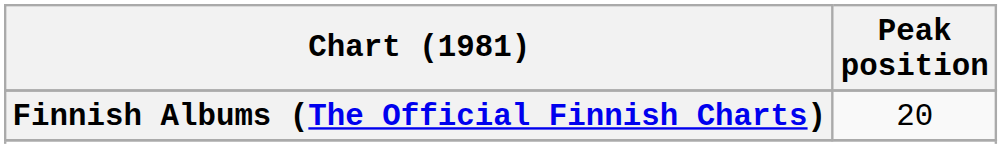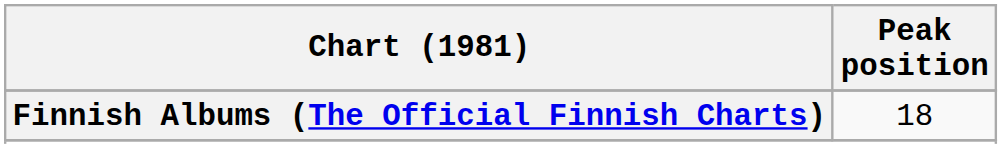(915, 116) 20 -> (915, 116) 18
